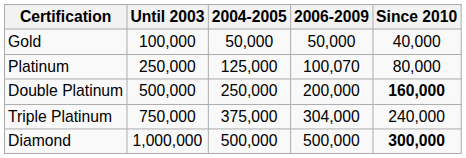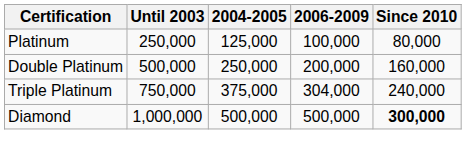- row: (25, 41)
(331, 66) 100,070 -> (331, 41) 100,000
(417, 91) bold -> (417, 66) normal
